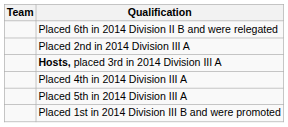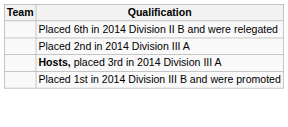- row: (113, 79)
- row: (113, 96)
